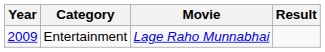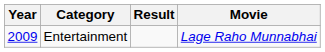columns swapped: (201, 15) <-> (296, 15)
